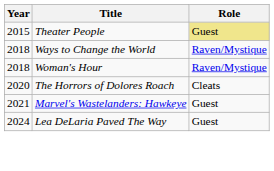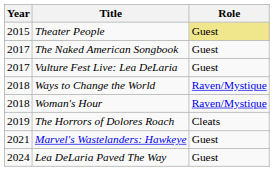+ row: (107, 49)
+ row: (106, 67)
(18, 85) 2020 -> (18, 121) 2019
